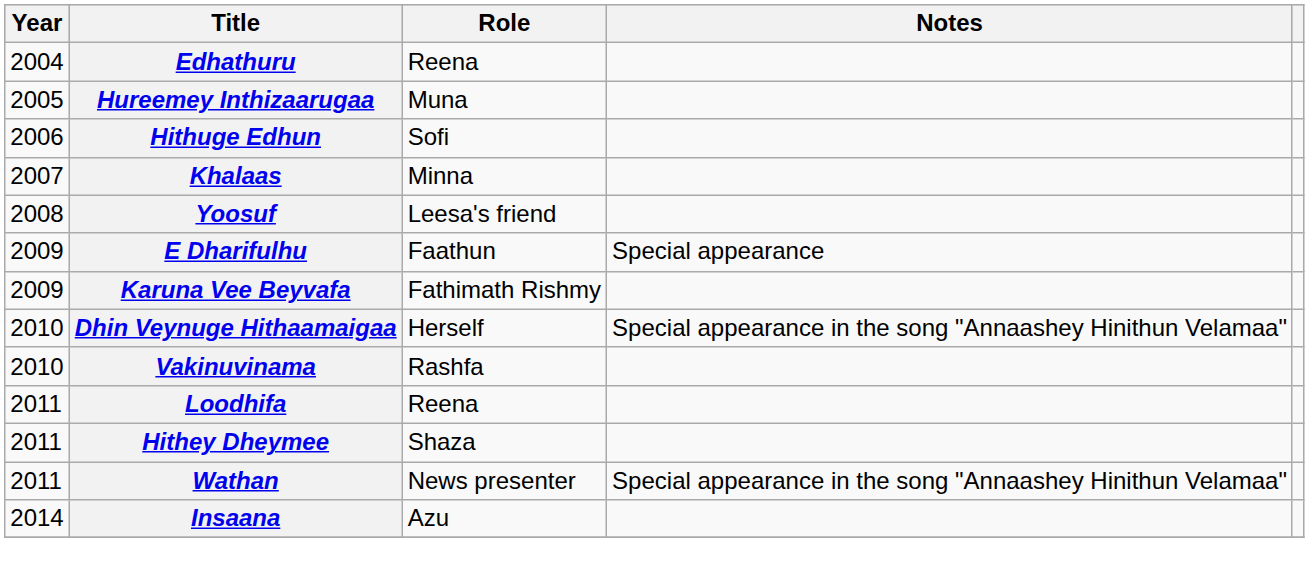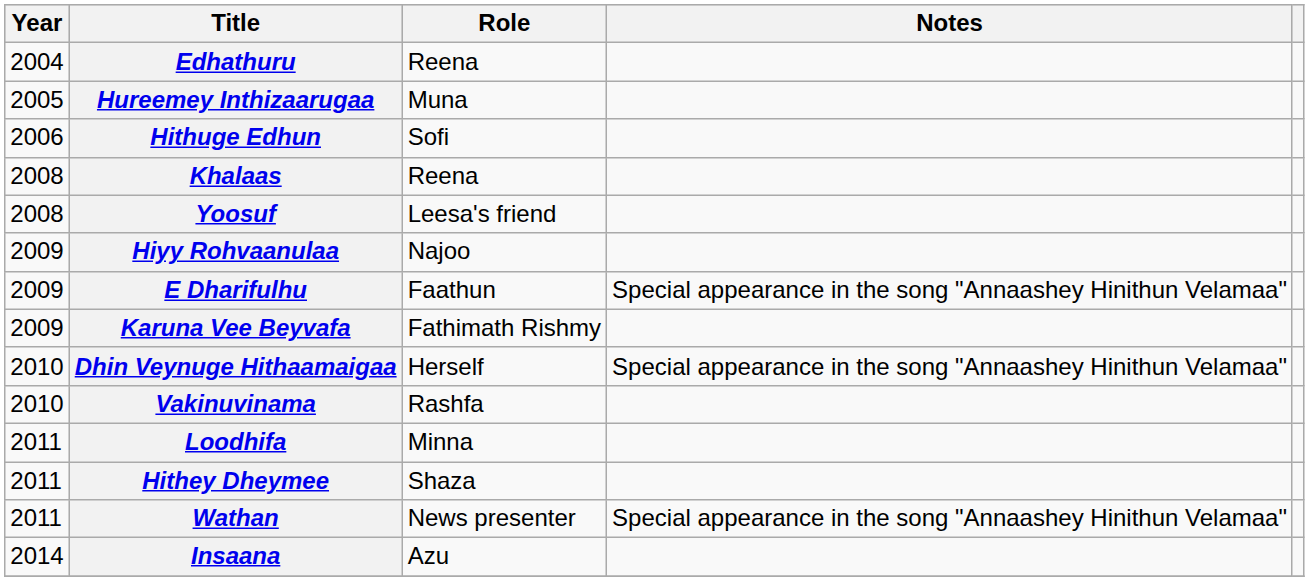(37, 175) 2007 -> (37, 175) 2008
(440, 175) Minna -> (443, 175) Reena
+ row: (236, 251)
(718, 251) Special appearance -> (950, 289) Special appearance in the song "Annaashey Hinithun Velamaa"
(443, 404) Reena -> (440, 442) Minna
